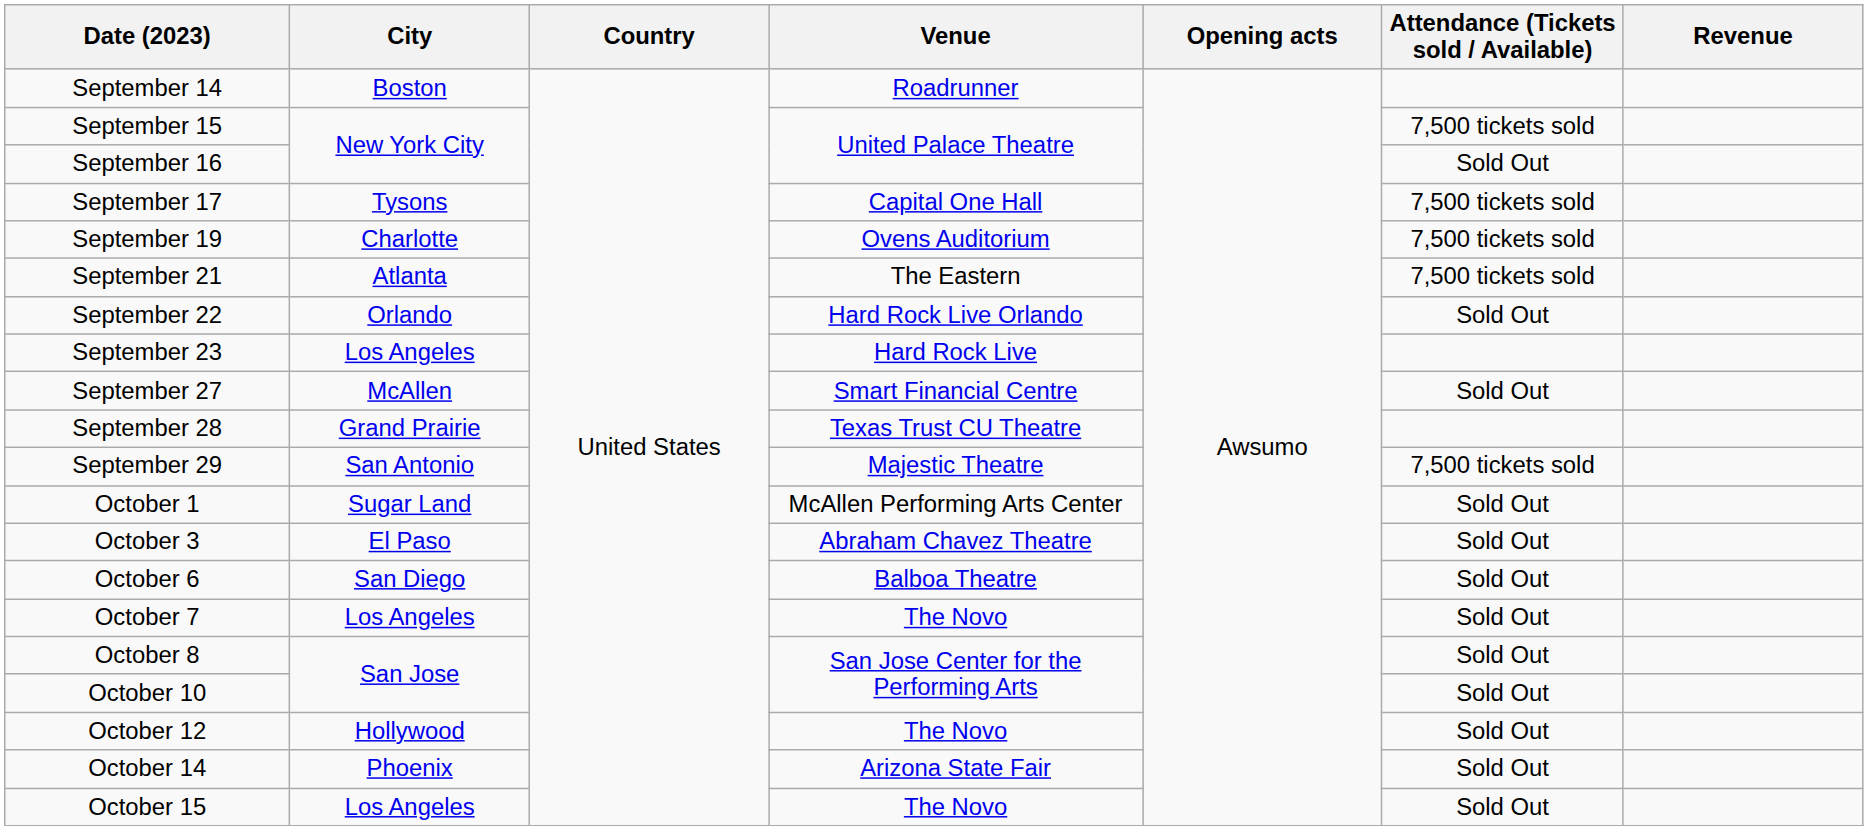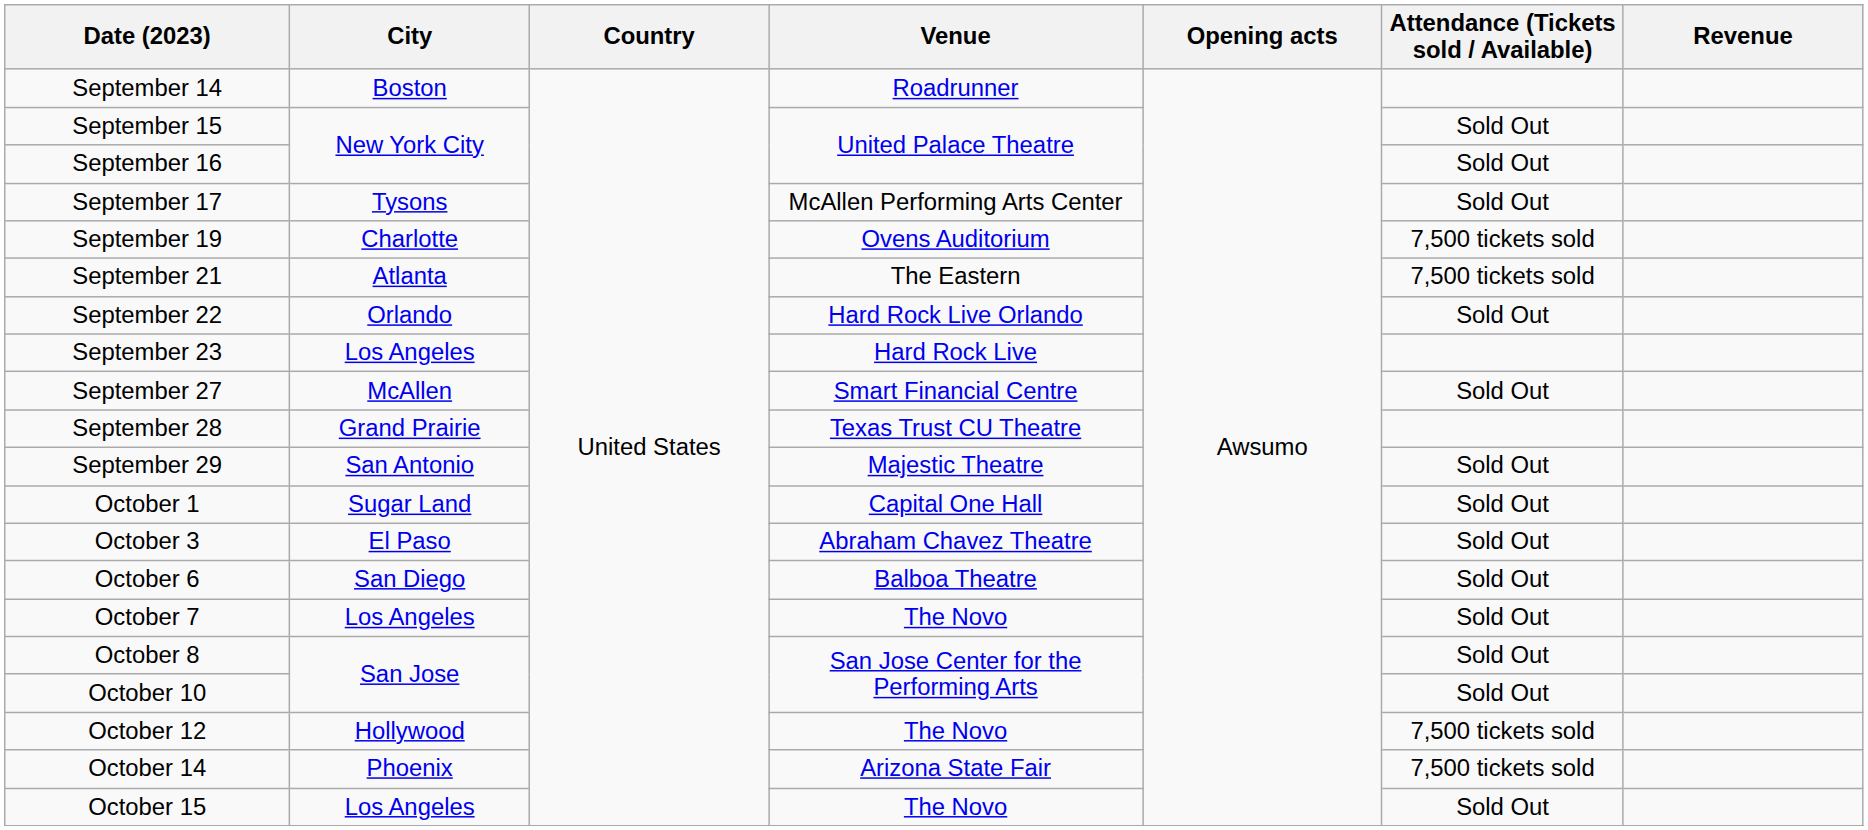(1503, 125) 7,500 tickets sold -> (1503, 125) Sold Out
(956, 201) Capital One Hall -> (956, 201) McAllen Performing Arts Center
(1503, 201) 7,500 tickets sold -> (1503, 201) Sold Out
(1503, 466) 7,500 tickets sold -> (1503, 466) Sold Out
(956, 503) McAllen Performing Arts Center -> (956, 503) Capital One Hall
(1503, 730) Sold Out -> (1503, 730) 7,500 tickets sold
(1503, 768) Sold Out -> (1503, 768) 7,500 tickets sold
